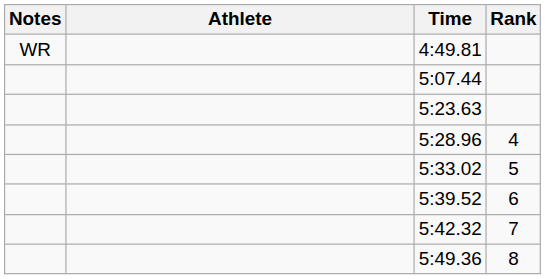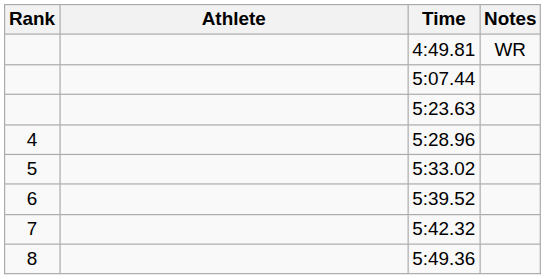columns swapped: (513, 19) <-> (35, 19)
